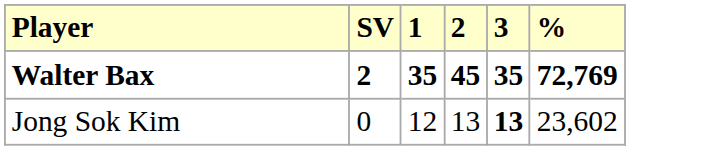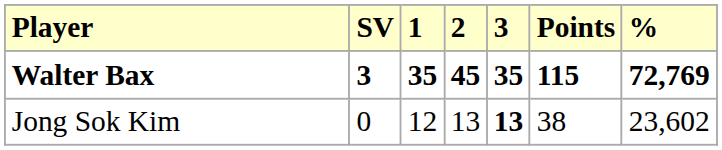+ column: (576, 27)
(364, 74) 2 -> (364, 74) 3
